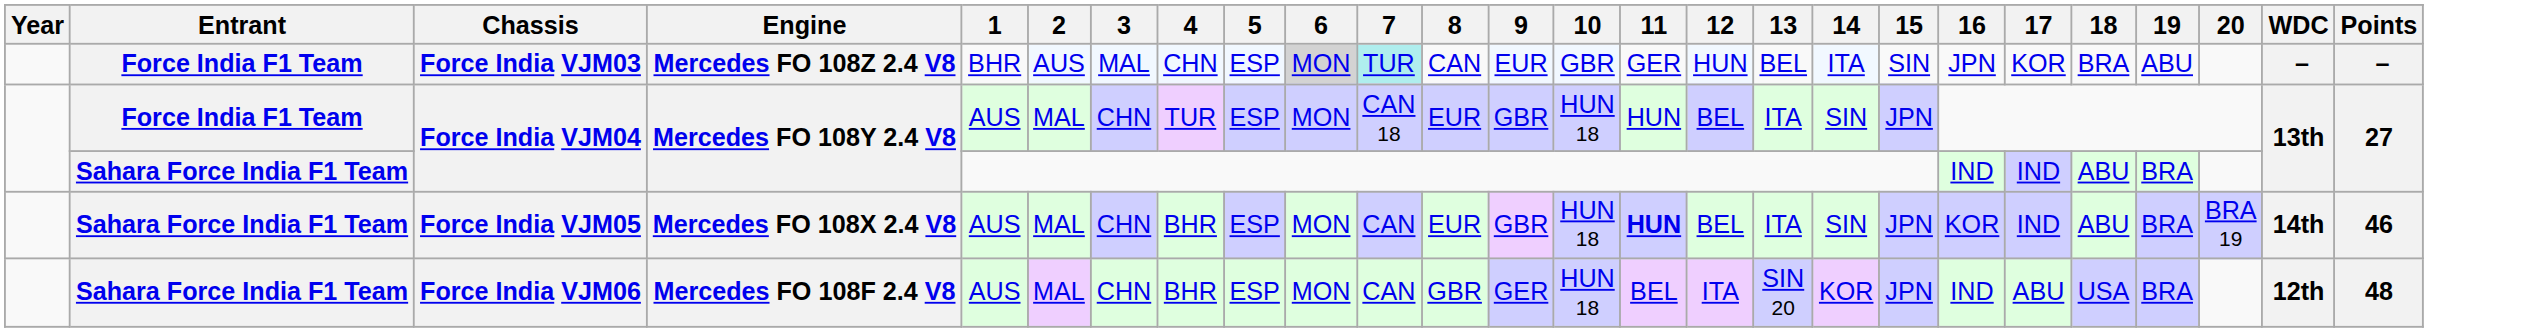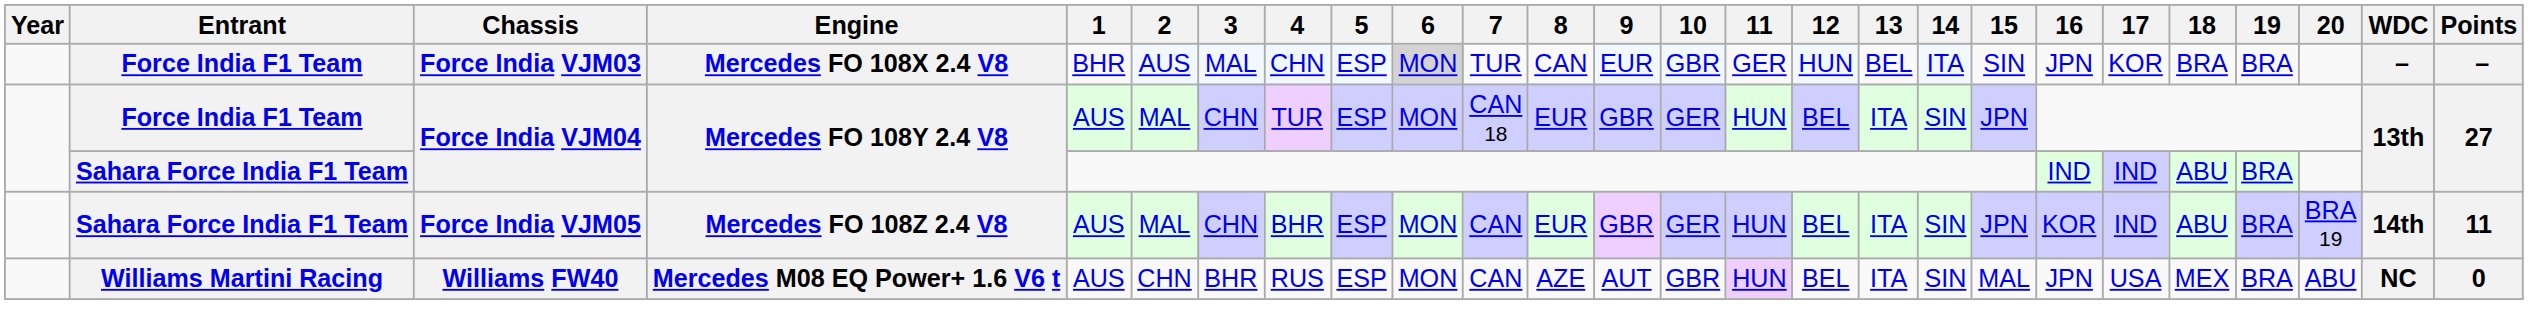(804, 64) Mercedes FO 108Z 2.4 V8 -> (857, 64) Mercedes FO 108X 2.4 V8
(1389, 64) paleturquoise background -> (1496, 64) no background
(2167, 64) ABU -> (2267, 64) BRA
(1587, 117) HUN 18 -> (1693, 118) GER
(805, 225) Mercedes FO 108X 2.4 V8 -> (857, 225) Mercedes FO 108Z 2.4 V8
(1587, 224) HUN 18 -> (1693, 225) GER
(1654, 225) bold -> (1759, 225) normal
(2379, 225) 46 -> (2479, 225) 11
- row: (242, 292)
+ row: (242, 278)
